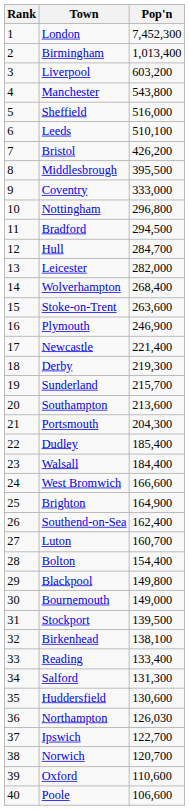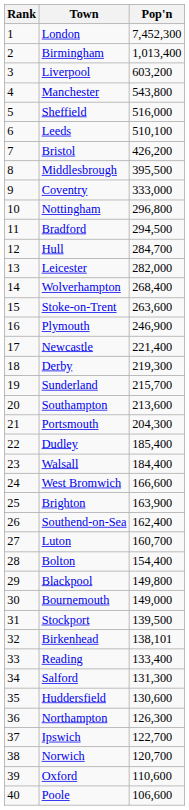(152, 502) 164,900 -> (152, 502) 163,900
(152, 639) 138,100 -> (152, 639) 138,101
(152, 717) 126,030 -> (152, 717) 126,300
